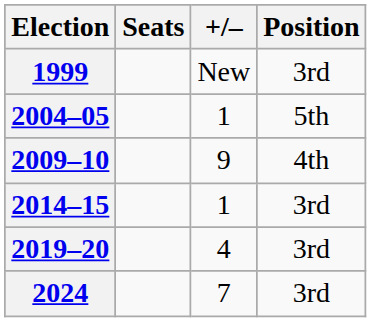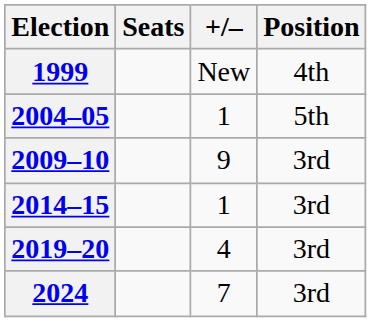(311, 71) 3rd -> (311, 71) 4th
(311, 159) 4th -> (311, 159) 3rd
